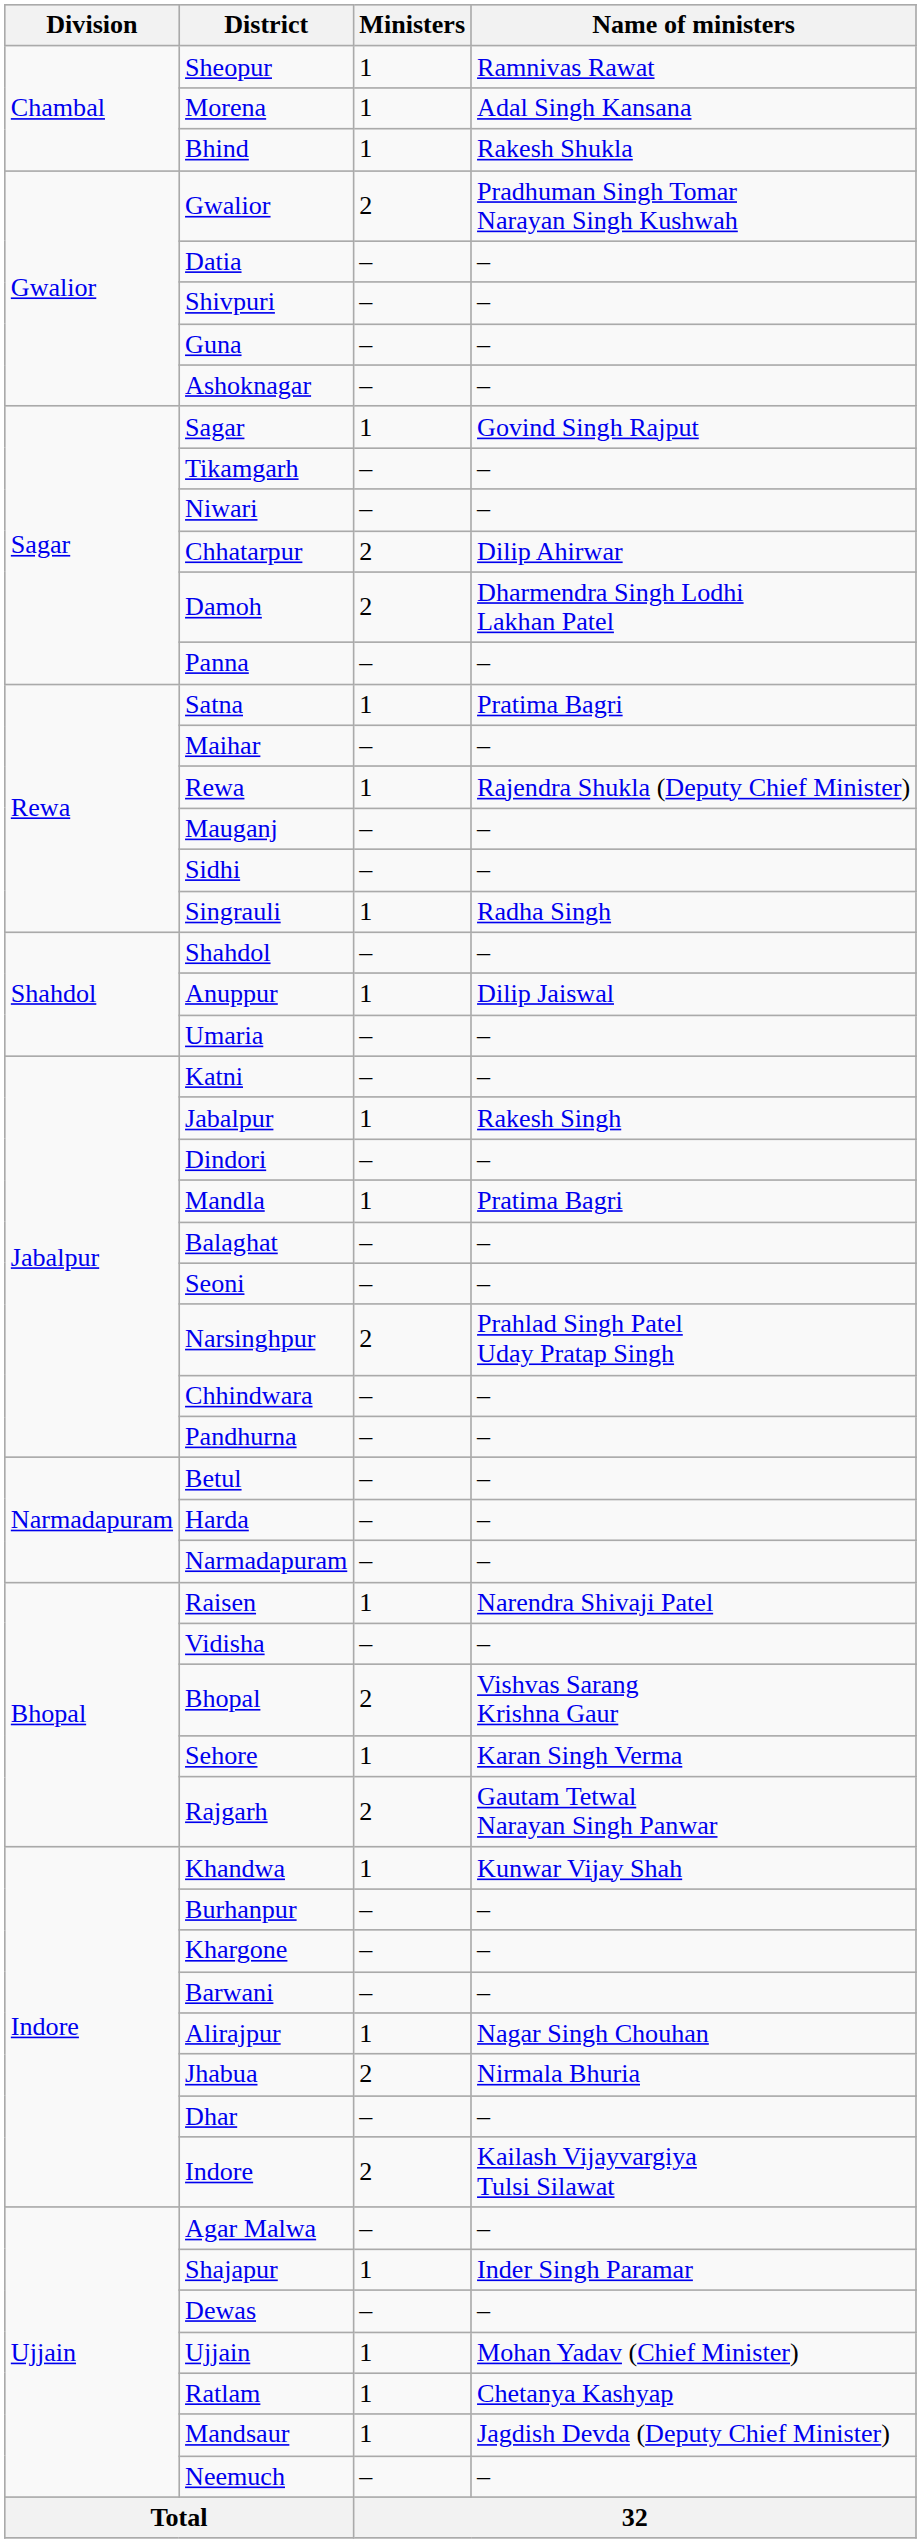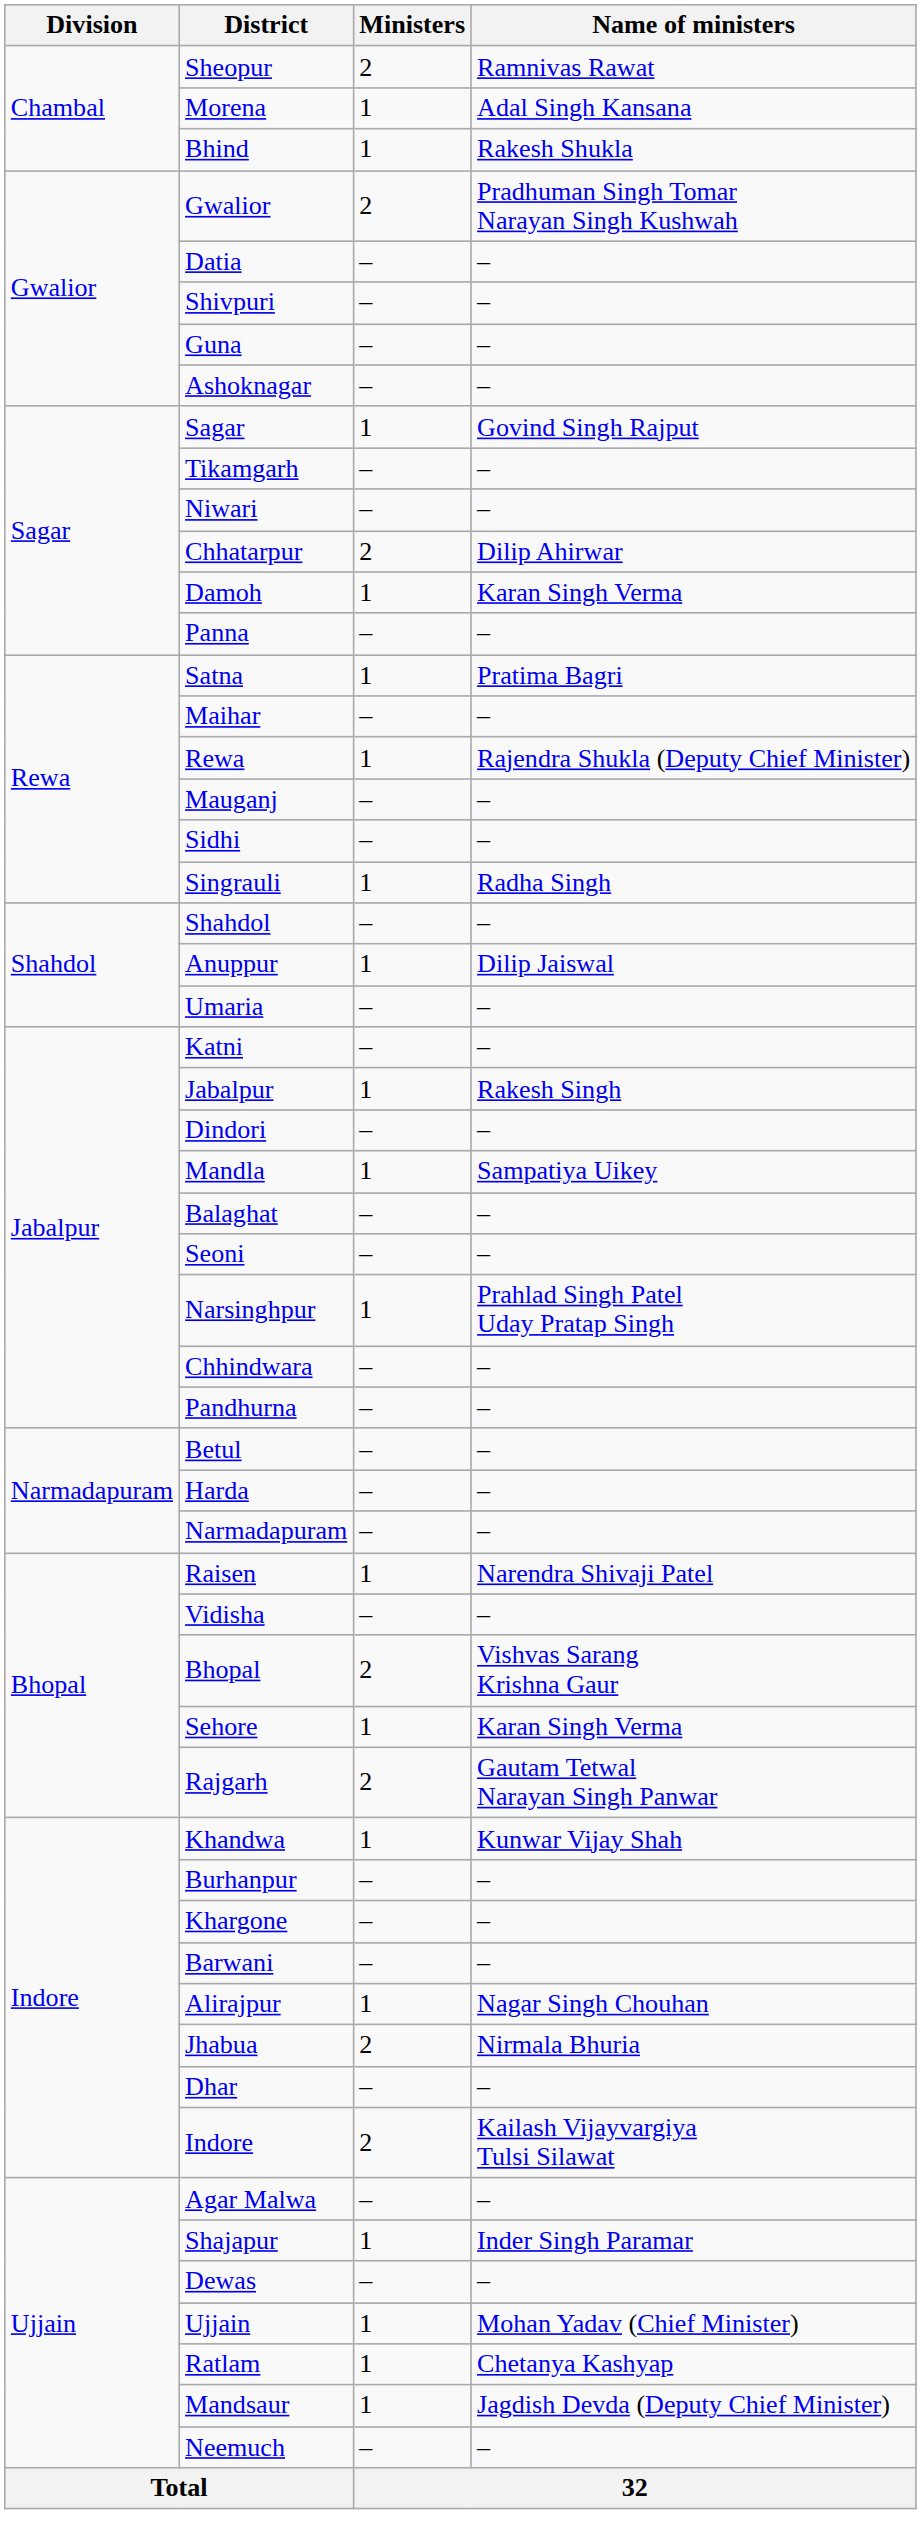(366, 66) 1 -> (366, 66) 2
(366, 606) 2 -> (366, 592) 1
(610, 606) Dharmendra Singh Lodhi Lakhan Patel -> (580, 592) Karan Singh Verma
(550, 1200) Pratima Bagri -> (567, 1171) Sampatiya Uikey
(366, 1339) 2 -> (366, 1310) 1
